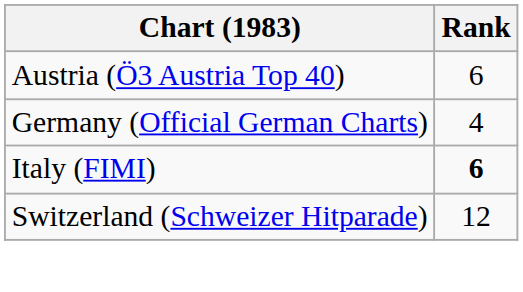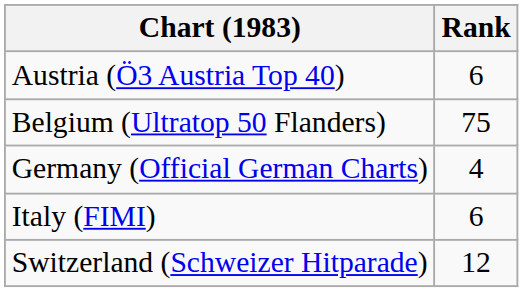+ row: (199, 121)
(476, 168) bold -> (476, 215) normal
